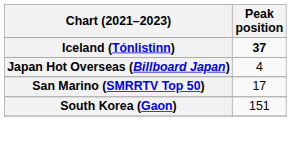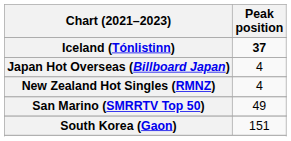+ row: (118, 86)
(259, 86) 17 -> (259, 106) 49
